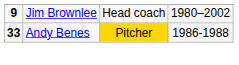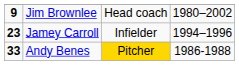+ row: (62, 32)
